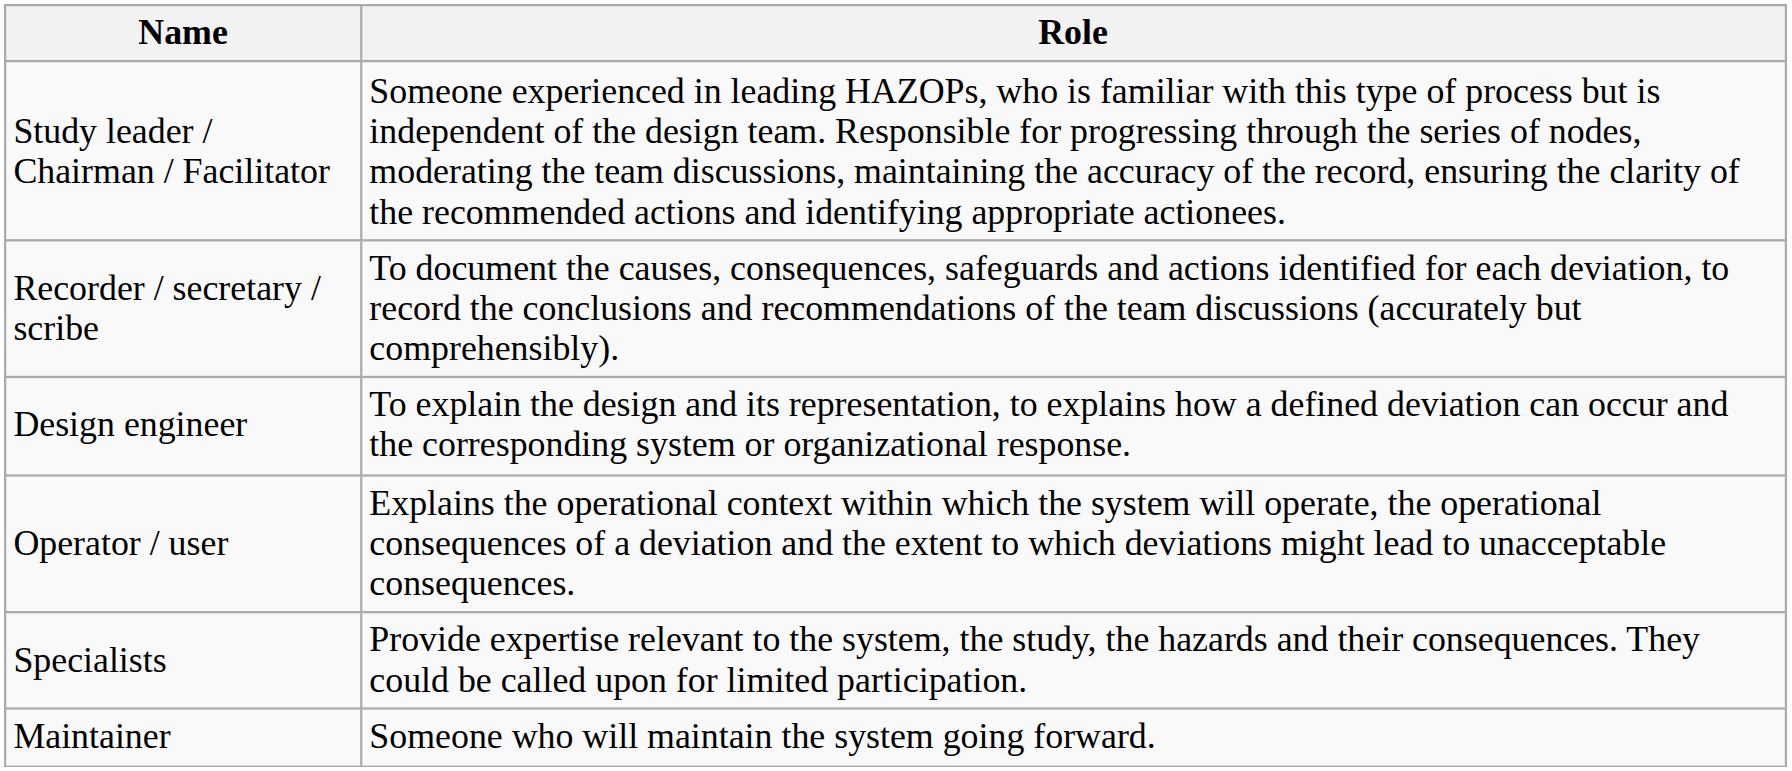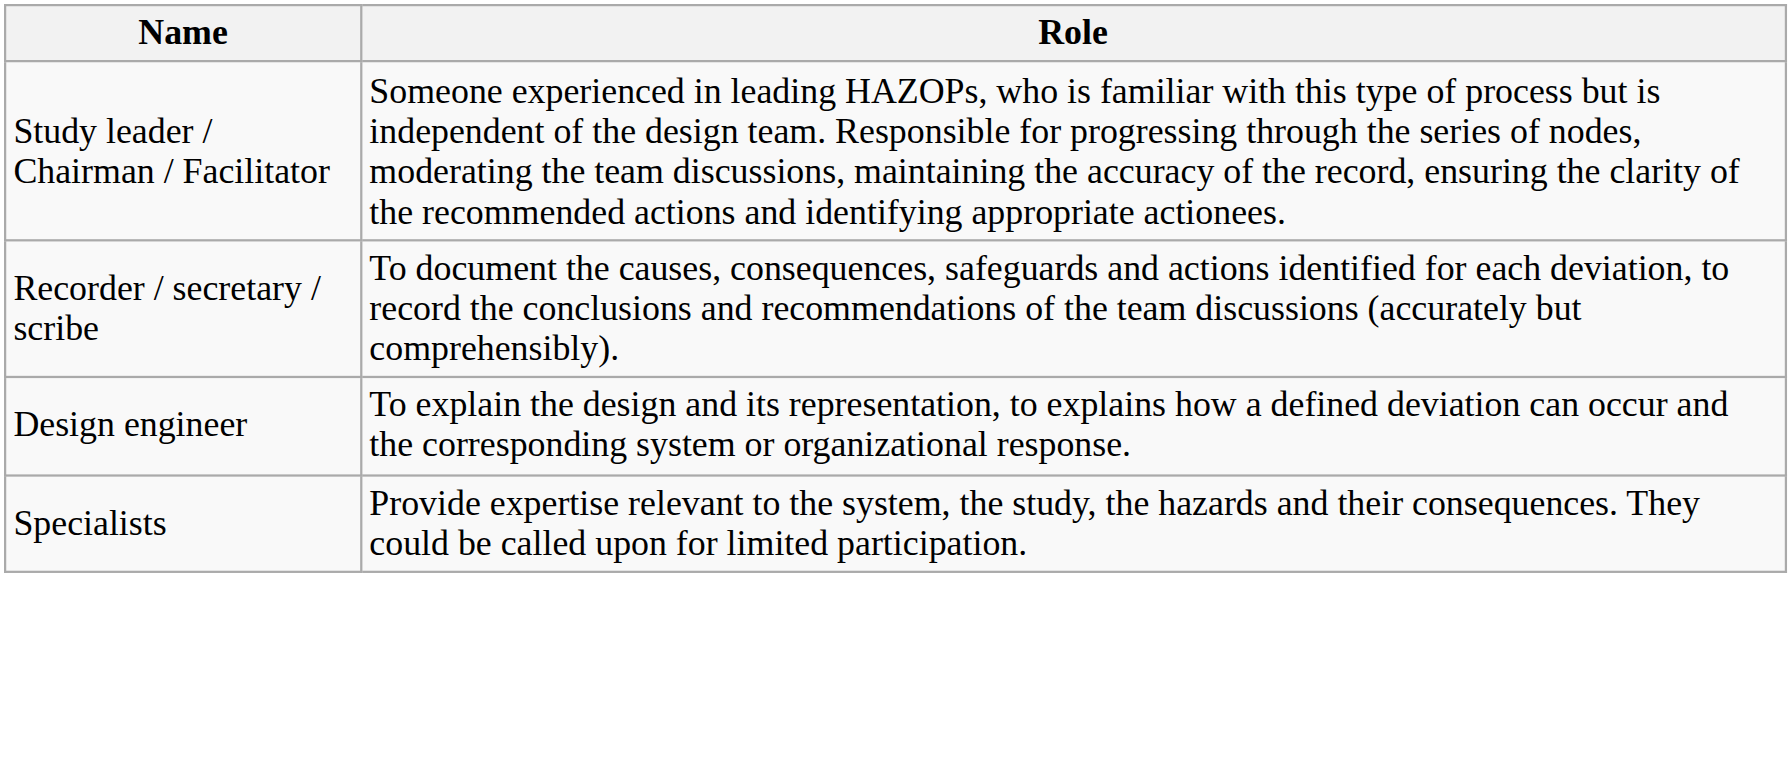- row: (121, 542)
- row: (92, 736)
